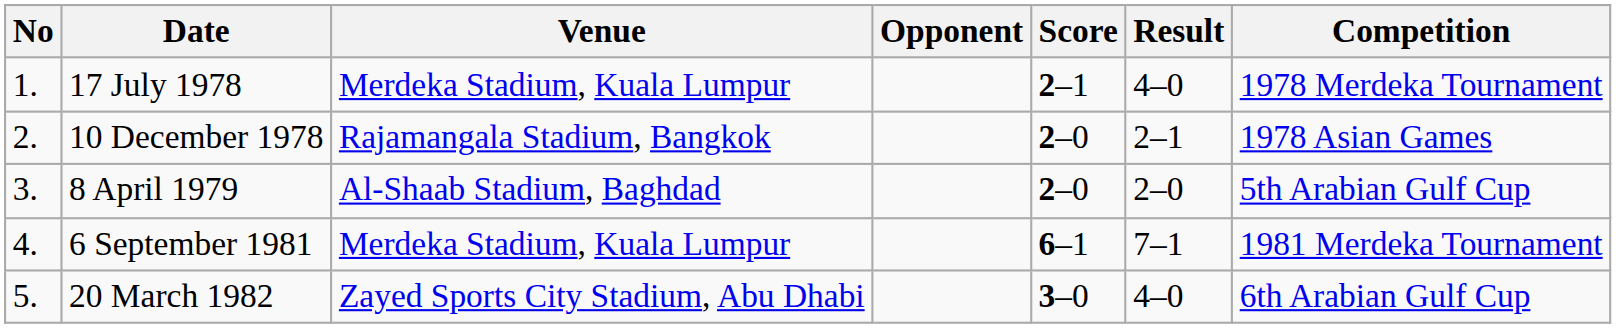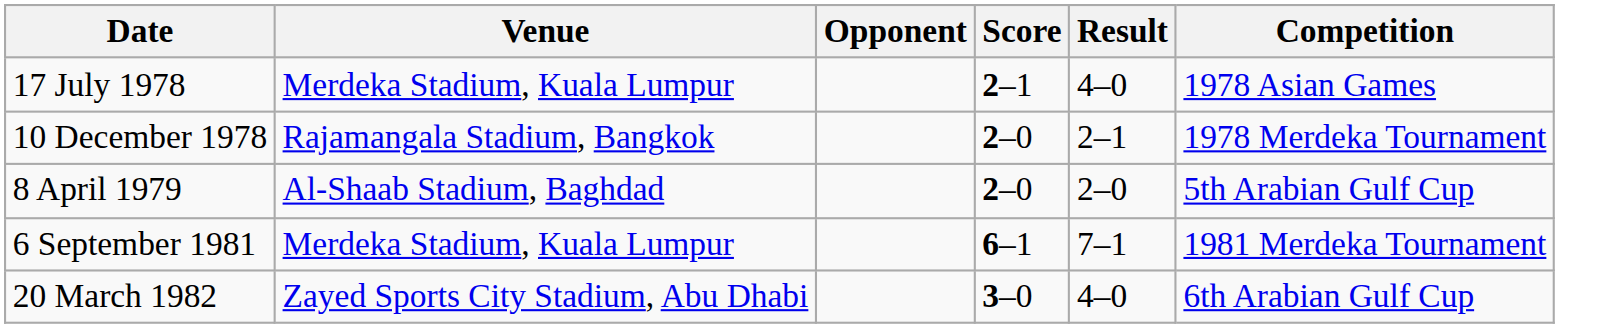- column: (33, 31)
(1421, 84) 1978 Merdeka Tournament -> (1310, 84) 1978 Asian Games
(1366, 137) 1978 Asian Games -> (1365, 137) 1978 Merdeka Tournament
